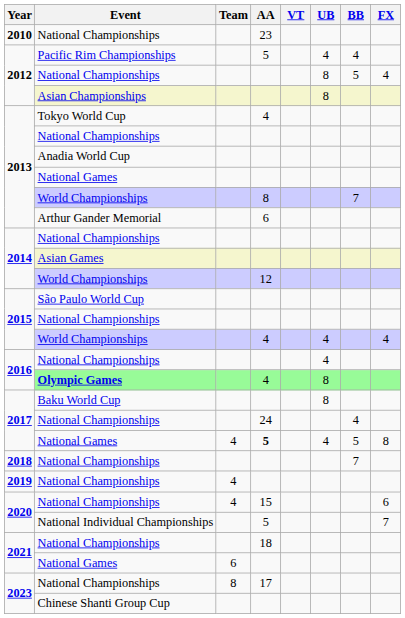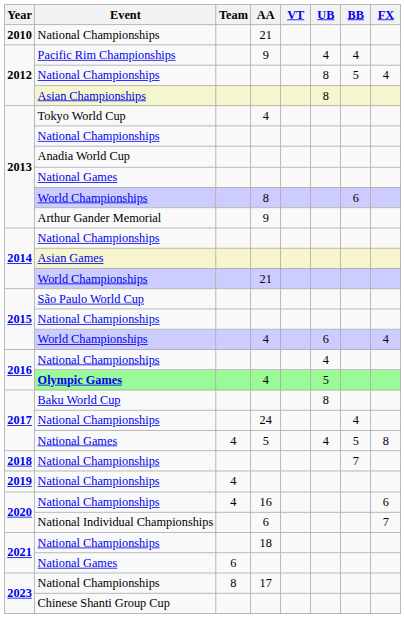(266, 35) 23 -> (266, 35) 21
(266, 55) 5 -> (266, 55) 9
(356, 197) 7 -> (356, 197) 6
(266, 217) 6 -> (266, 217) 9
(266, 278) 12 -> (266, 278) 21
(326, 339) 4 -> (326, 339) 6
(326, 380) 8 -> (326, 380) 5
(266, 441) bold -> (266, 441) normal
(266, 502) 15 -> (266, 502) 16
(266, 522) 5 -> (266, 522) 6
